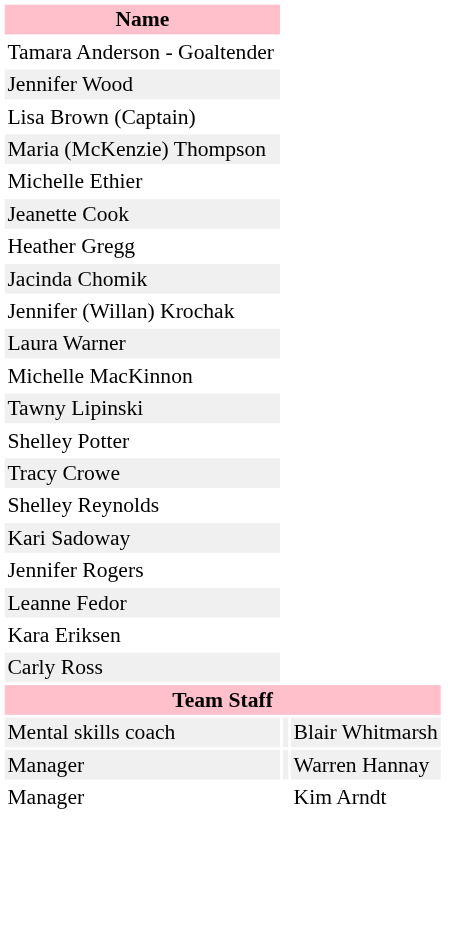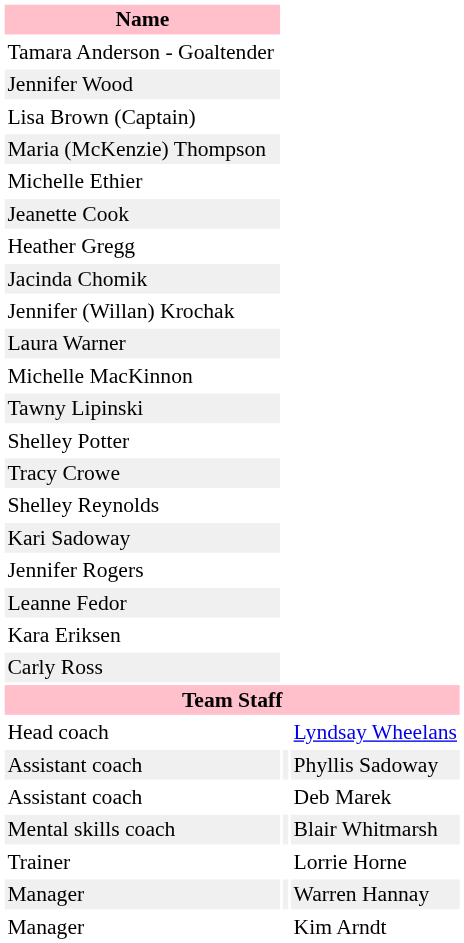+ row: (58, 732)
+ row: (75, 764)
+ row: (75, 796)
+ row: (39, 861)
